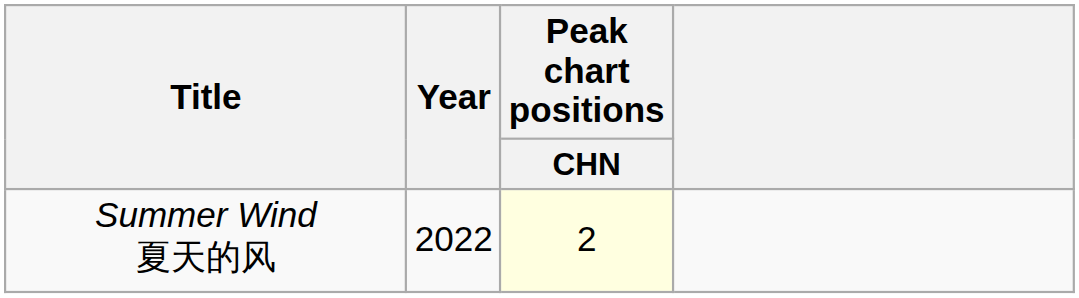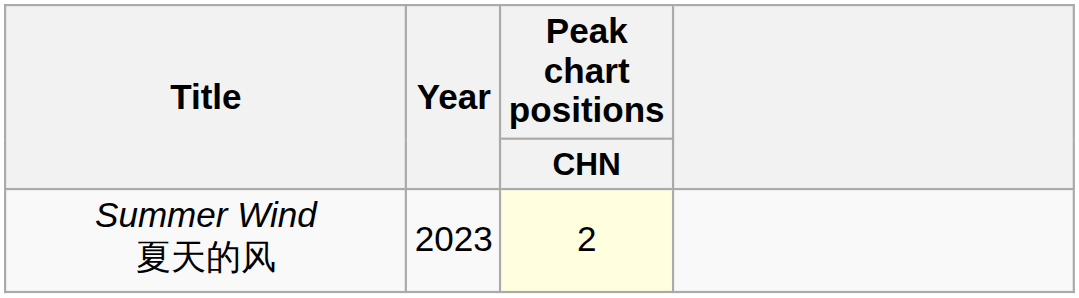(454, 239) 2022 -> (454, 239) 2023
